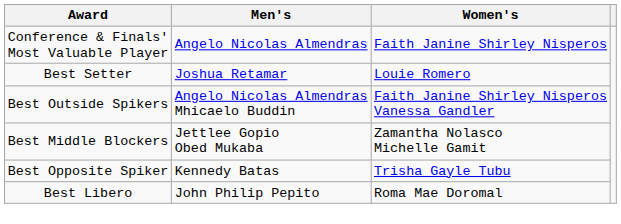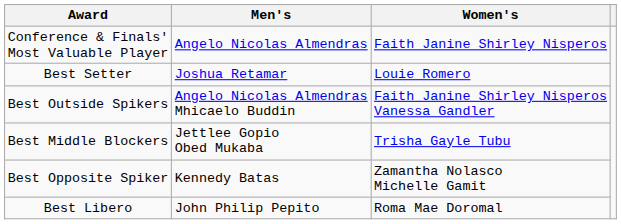(438, 141) Zamantha Nolasco Michelle Gamit -> (442, 141) Trisha Gayle Tubu
(442, 171) Trisha Gayle Tubu -> (438, 179) Zamantha Nolasco Michelle Gamit
